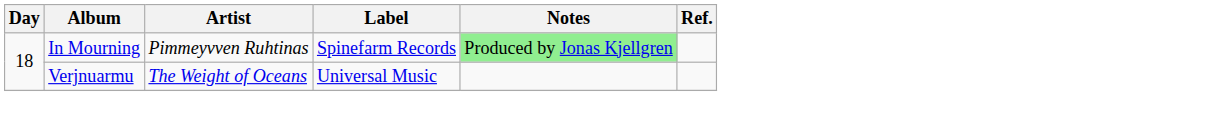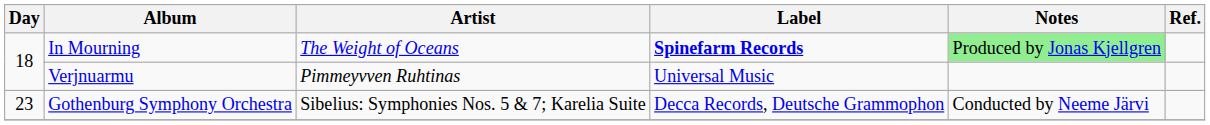(229, 47) Pimmeyvven Ruhtinas -> (380, 47) The Weight of Oceans
(386, 47) normal -> (729, 47) bold
(228, 76) The Weight of Oceans -> (380, 76) Pimmeyvven Ruhtinas
+ row: (170, 104)
